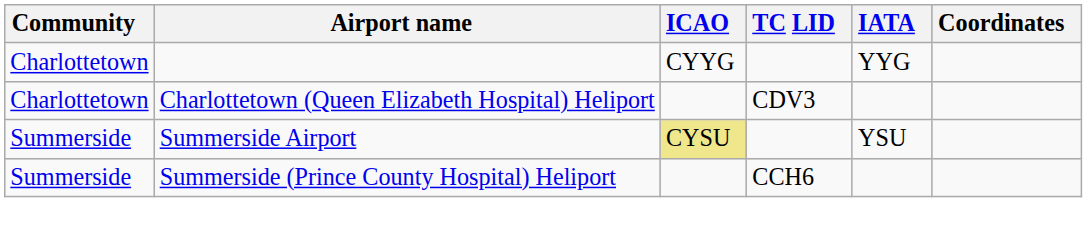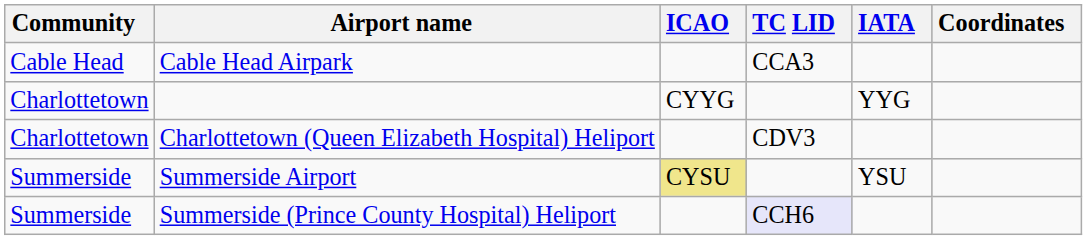+ row: (256, 61)
(783, 176) no background -> (783, 215) lavender background
